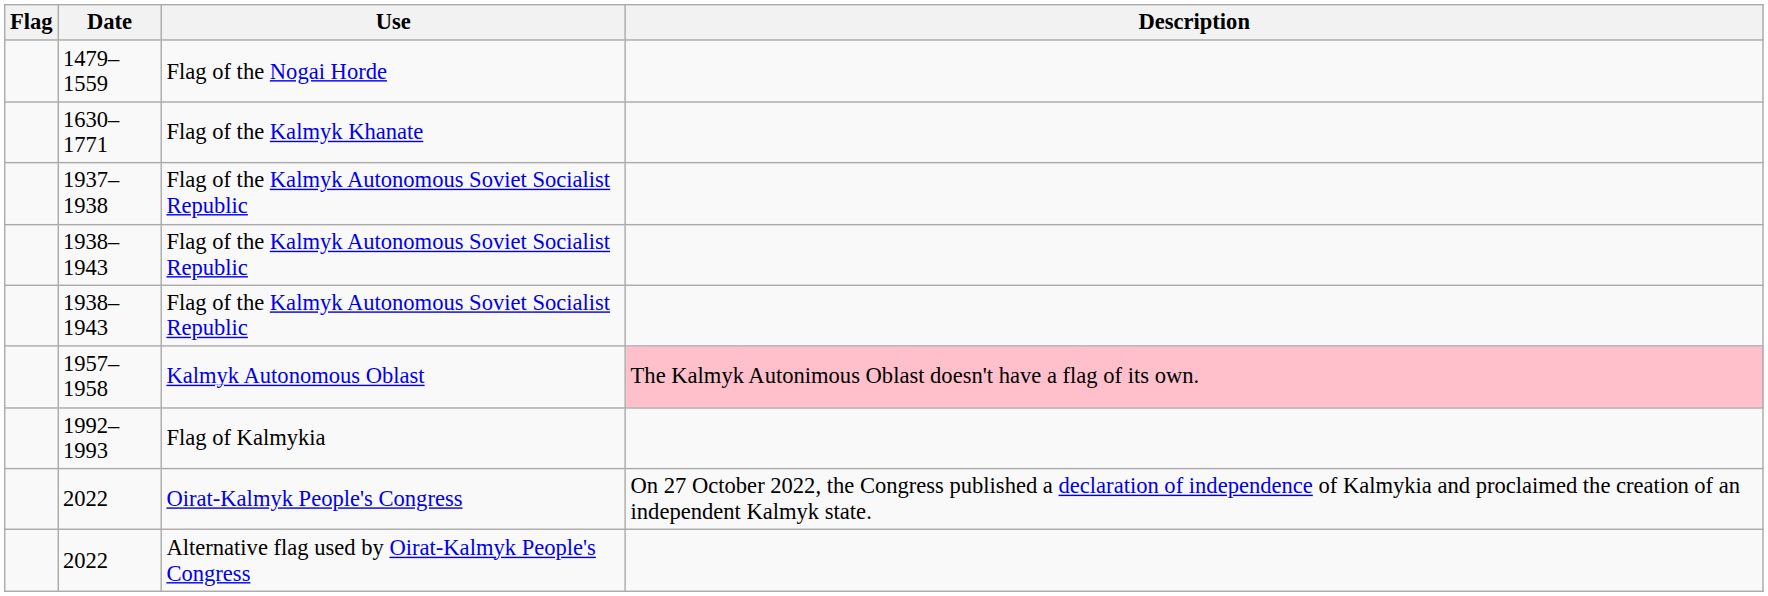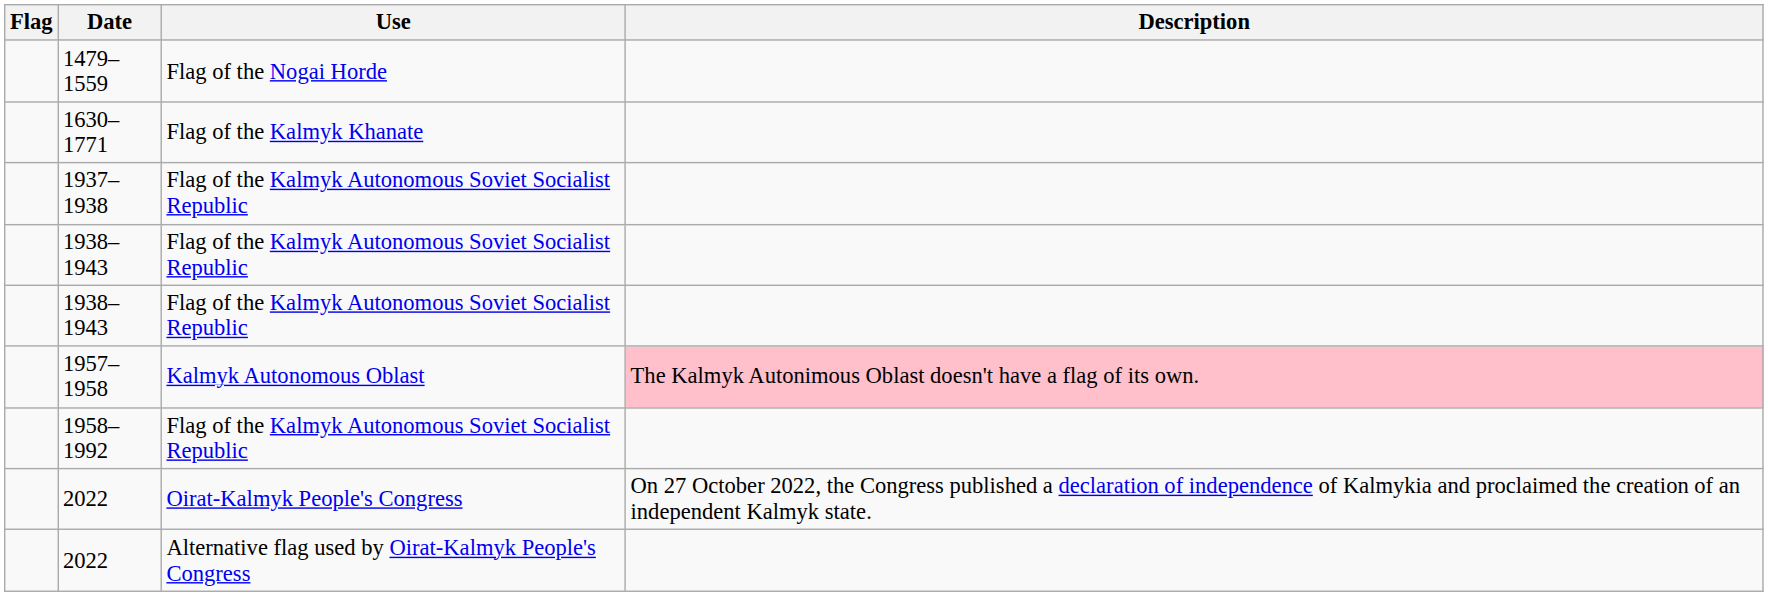+ row: (91, 437)
- row: (91, 437)
